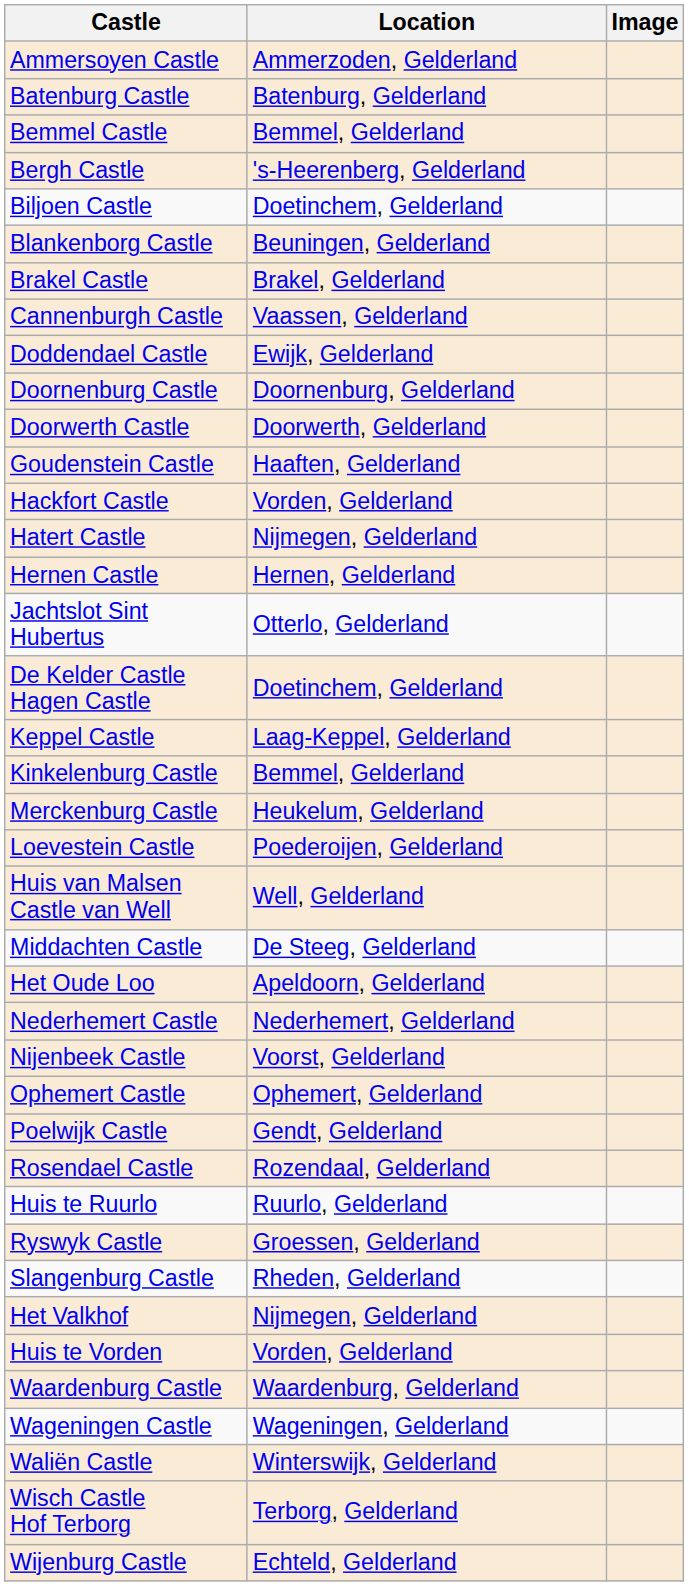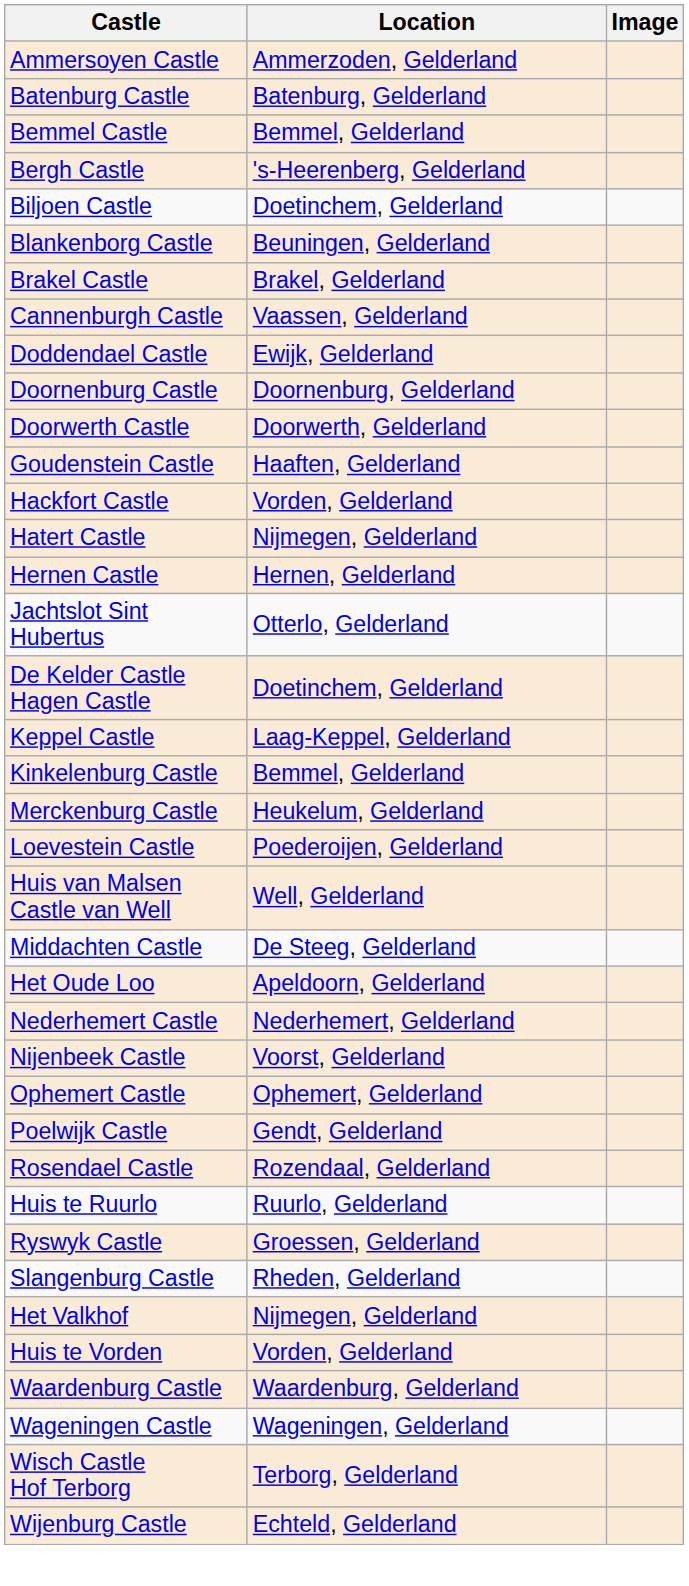- row: (81, 1462)
